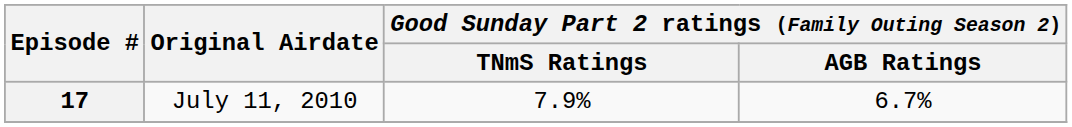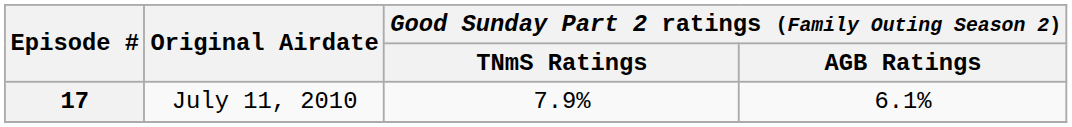(903, 102) 6.7% -> (903, 102) 6.1%
